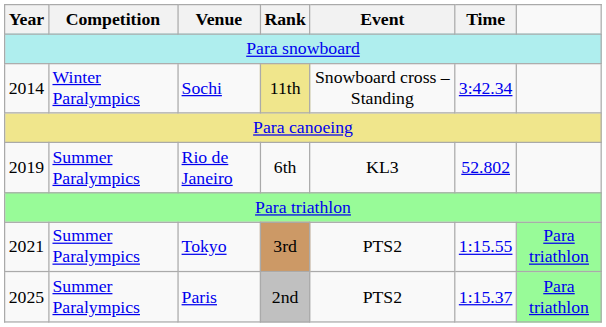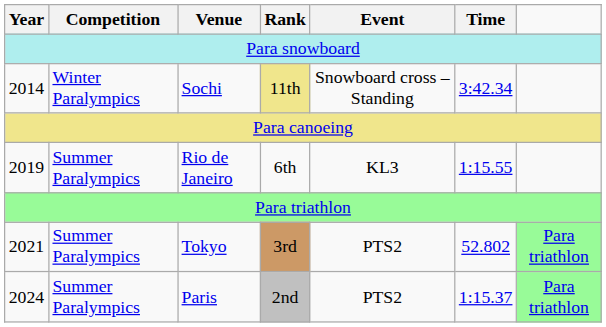(486, 167) 52.802 -> (486, 167) 1:15.55
(486, 247) 1:15.55 -> (486, 247) 52.802
(26, 297) 2025 -> (26, 297) 2024
